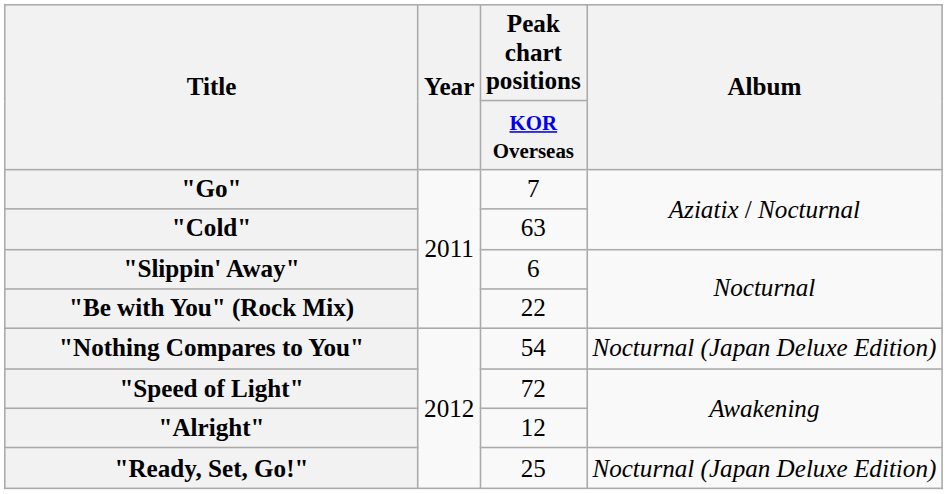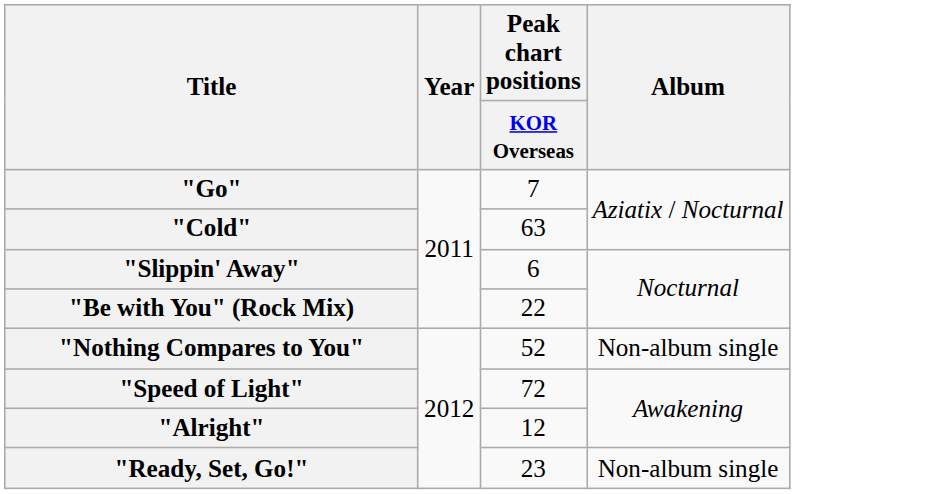(533, 348) 54 -> (533, 348) 52
(764, 348) Nocturnal (Japan Deluxe Edition) -> (688, 348) Non-album single
(533, 467) 25 -> (533, 467) 23
(764, 467) Nocturnal (Japan Deluxe Edition) -> (688, 467) Non-album single
